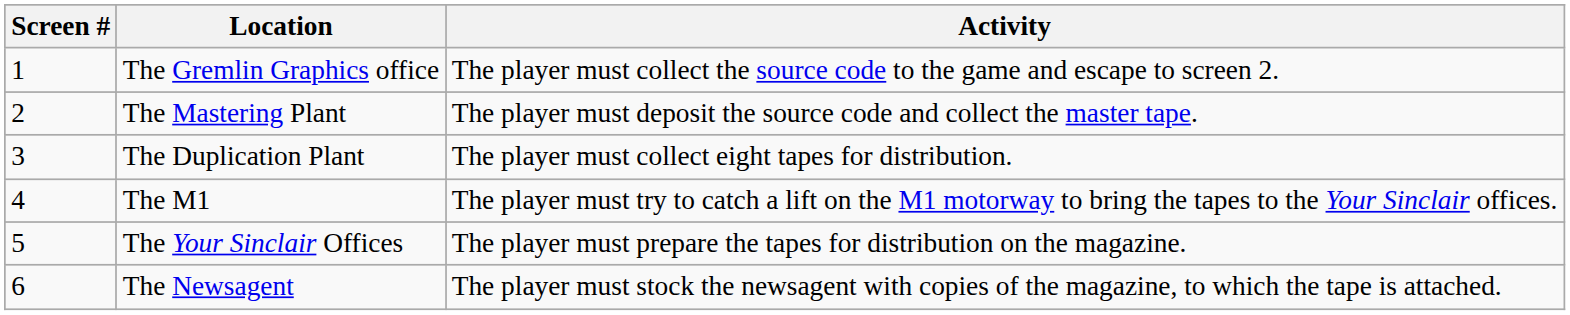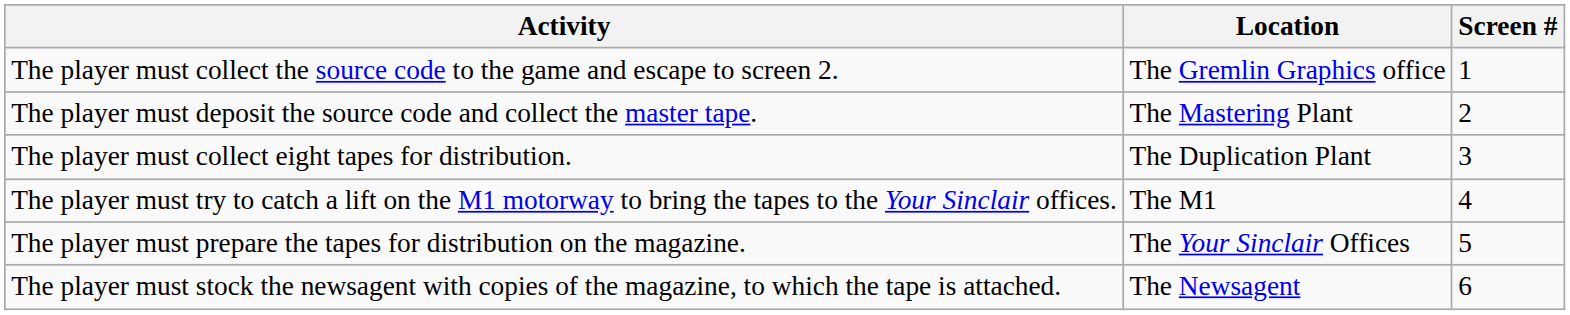columns swapped: (61, 26) <-> (1005, 26)
